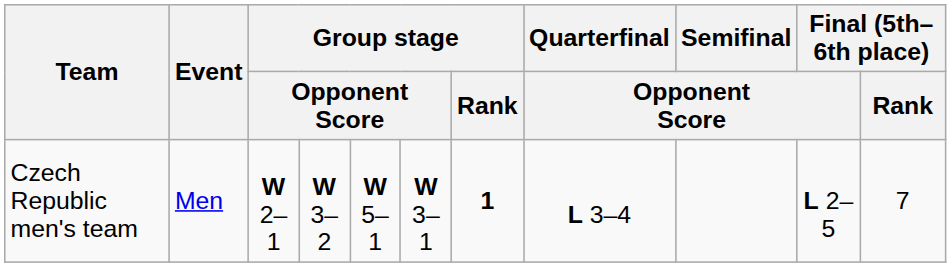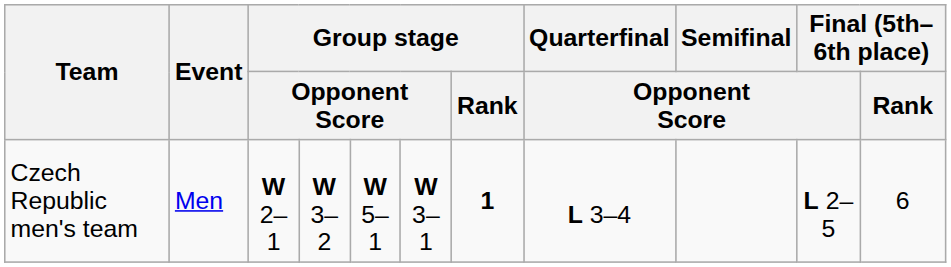(903, 200) 7 -> (903, 200) 6
